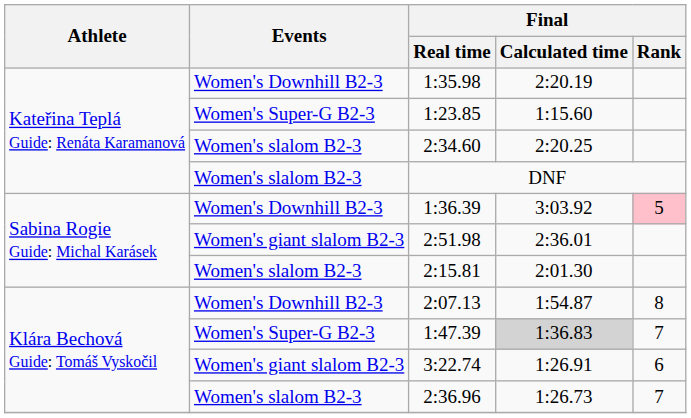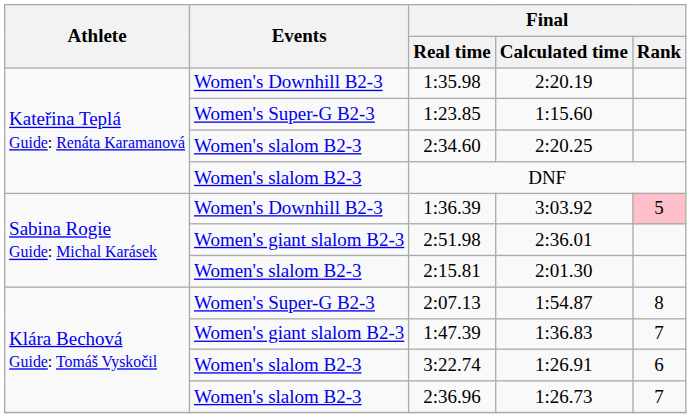(288, 302) Women's Downhill B2-3 -> (284, 302) Women's Super-G B2-3
(284, 334) Women's Super-G B2-3 -> (299, 334) Women's giant slalom B2-3
(564, 334) lightgrey background -> (564, 334) no background
(299, 365) Women's giant slalom B2-3 -> (278, 365) Women's slalom B2-3
